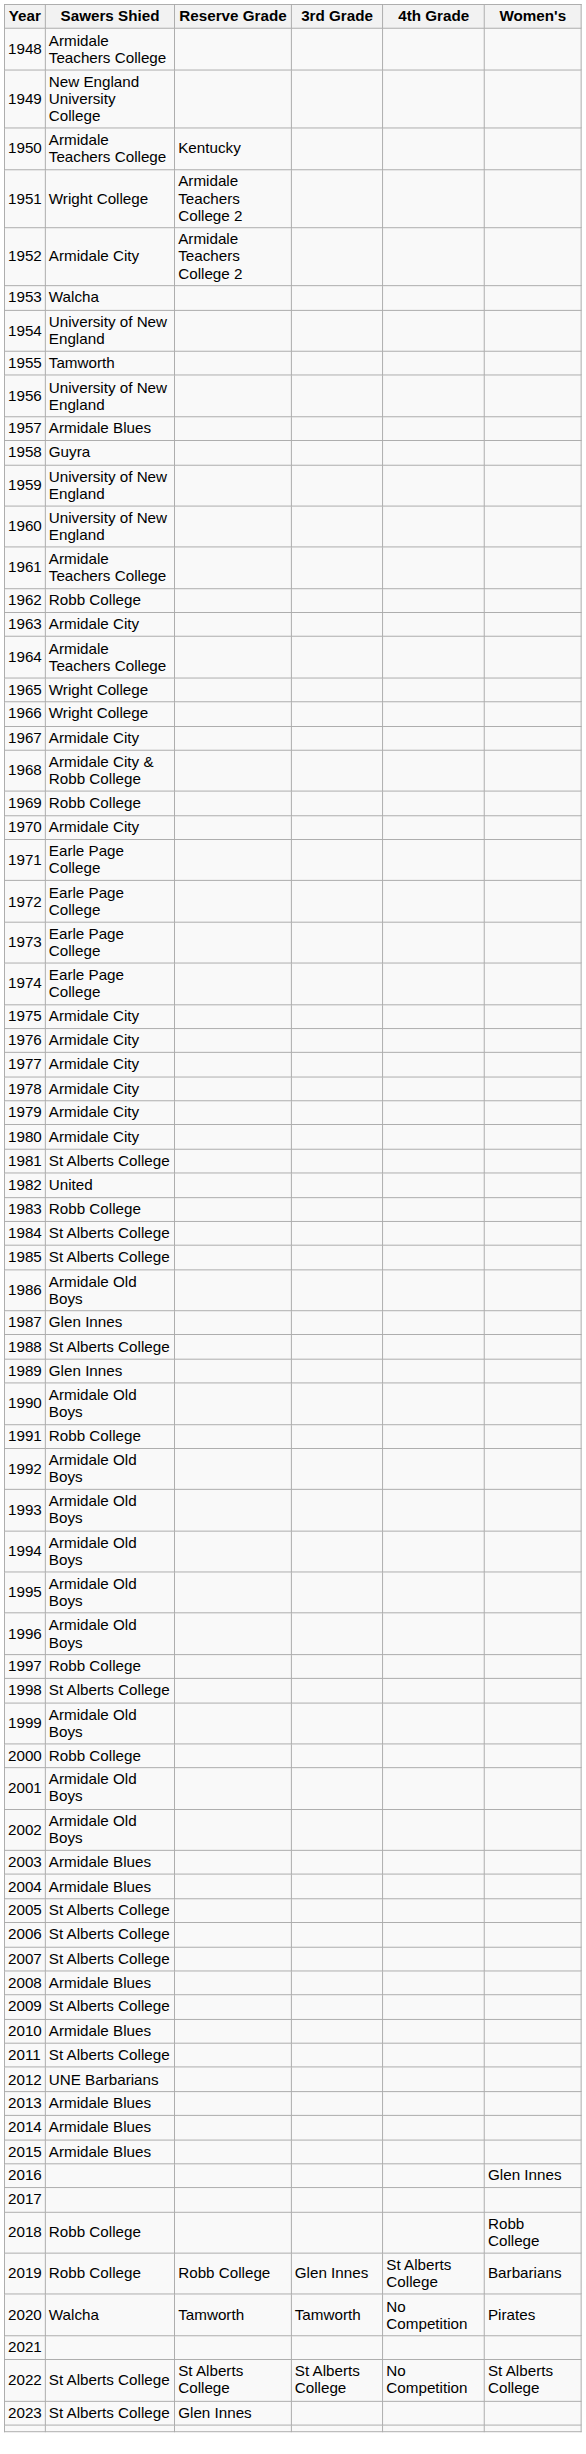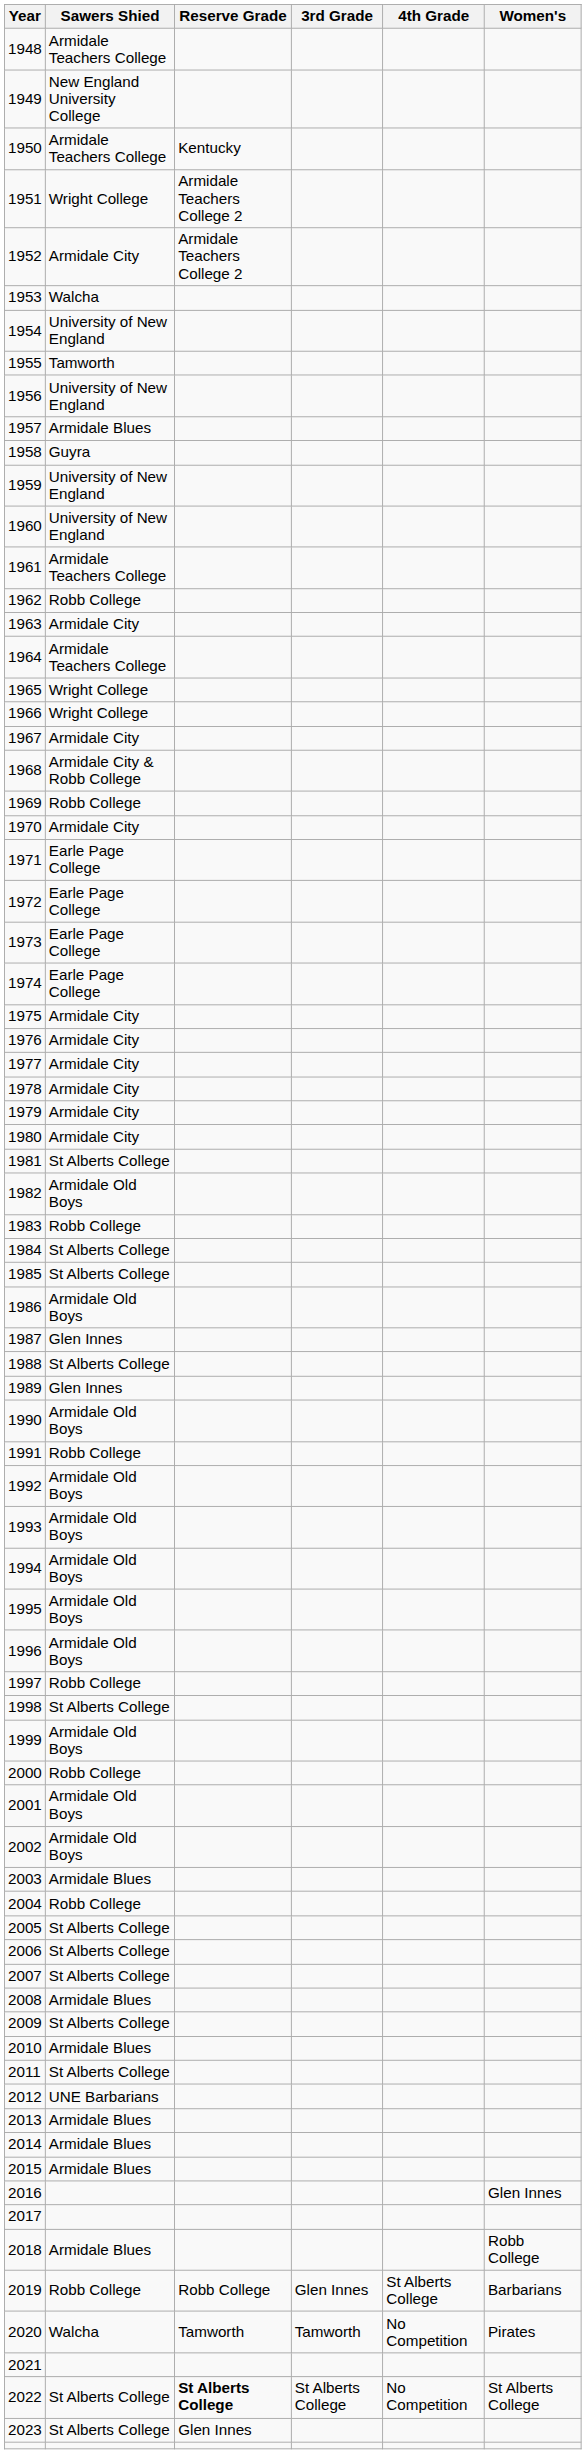(71, 1185) United -> (93, 1193) Armidale Old Boys
(100, 1886) Armidale Blues -> (95, 1903) Robb College
(95, 2232) Robb College -> (100, 2249) Armidale Blues
(211, 2380) normal -> (214, 2397) bold
